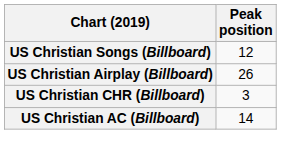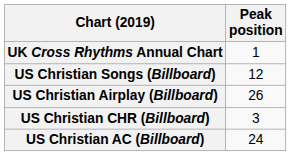+ row: (115, 52)
(246, 118) 14 -> (256, 140) 24
